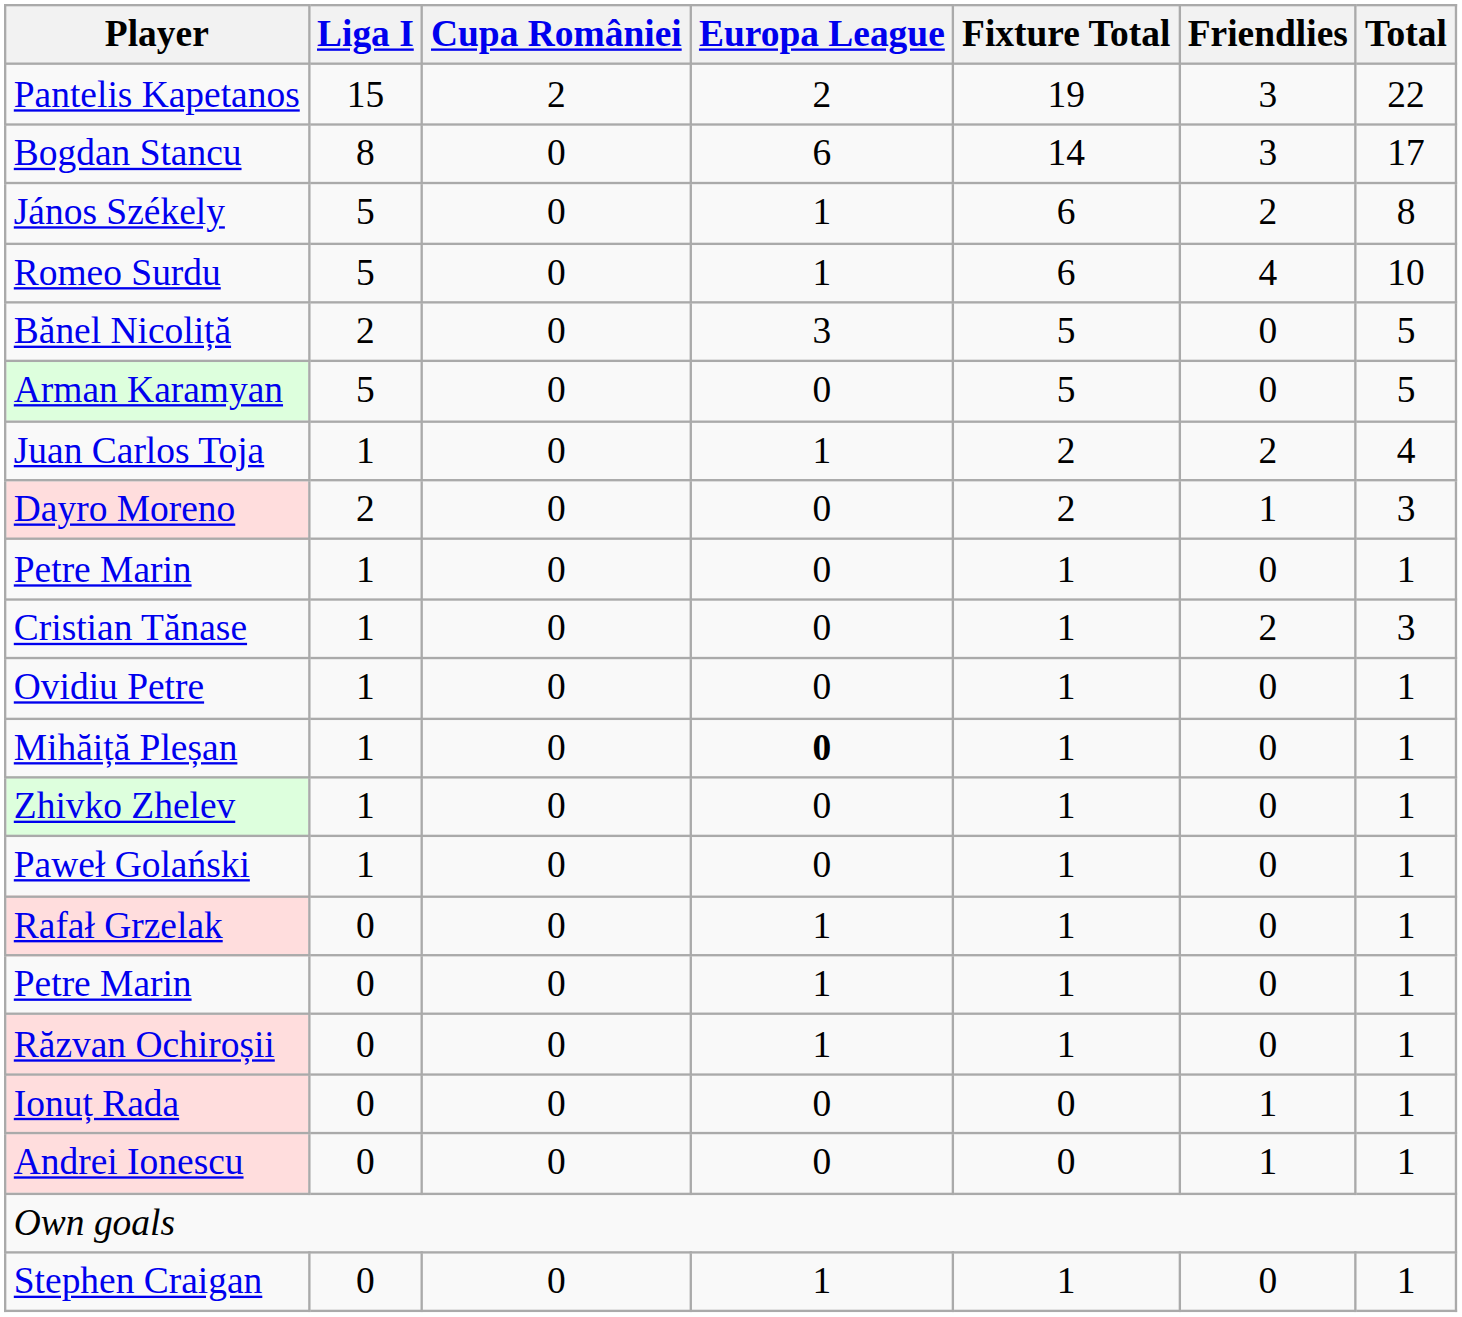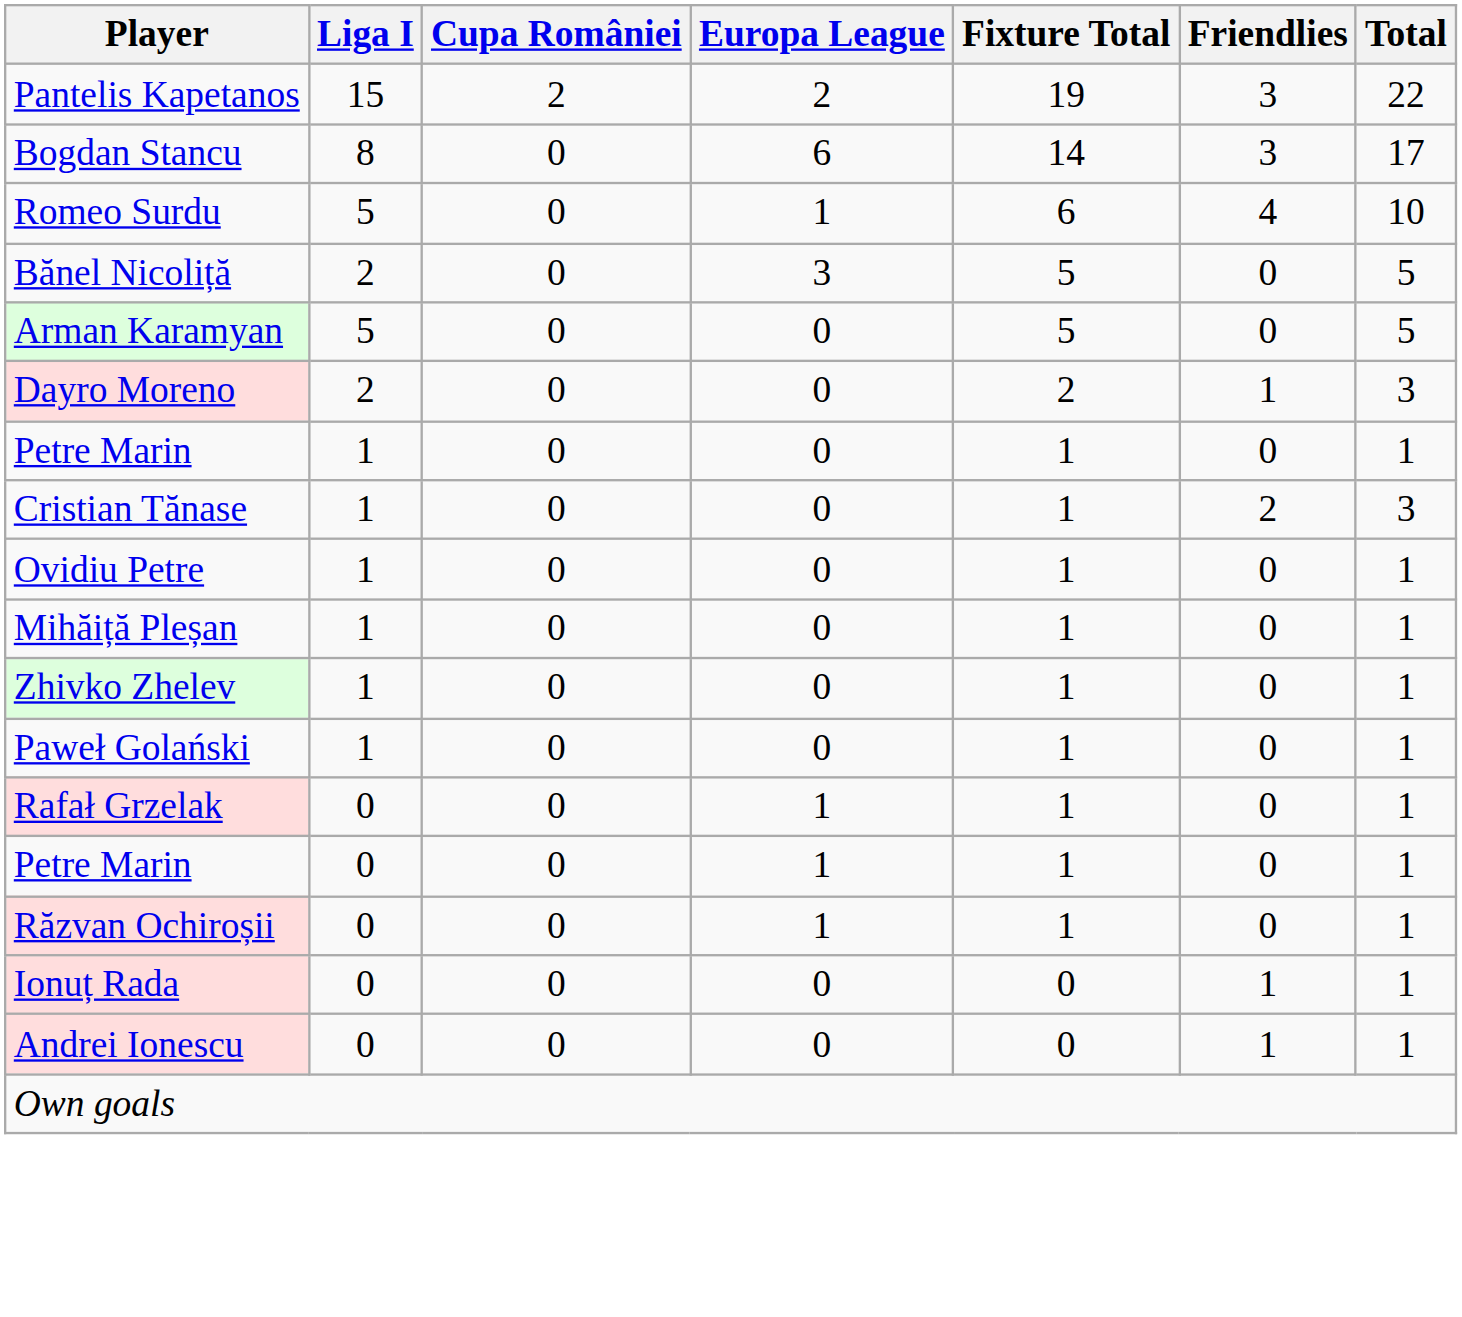- row: (119, 212)
- row: (139, 449)
(822, 746) bold -> (822, 627) normal
- row: (138, 1281)
